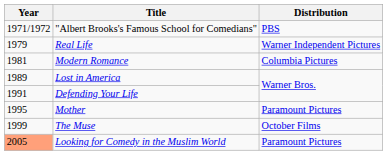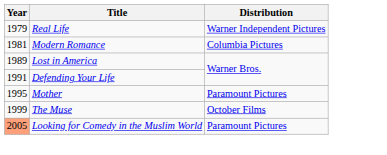- row: (156, 28)
